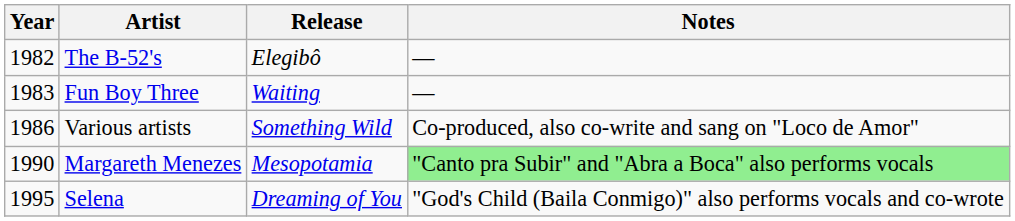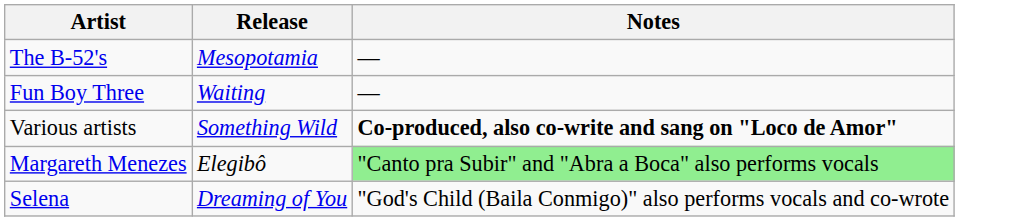- column: (32, 22)
(286, 57) Elegibô -> (257, 57) Mesopotamia
(666, 127) normal -> (628, 127) bold
(312, 163) Mesopotamia -> (231, 163) Elegibô
